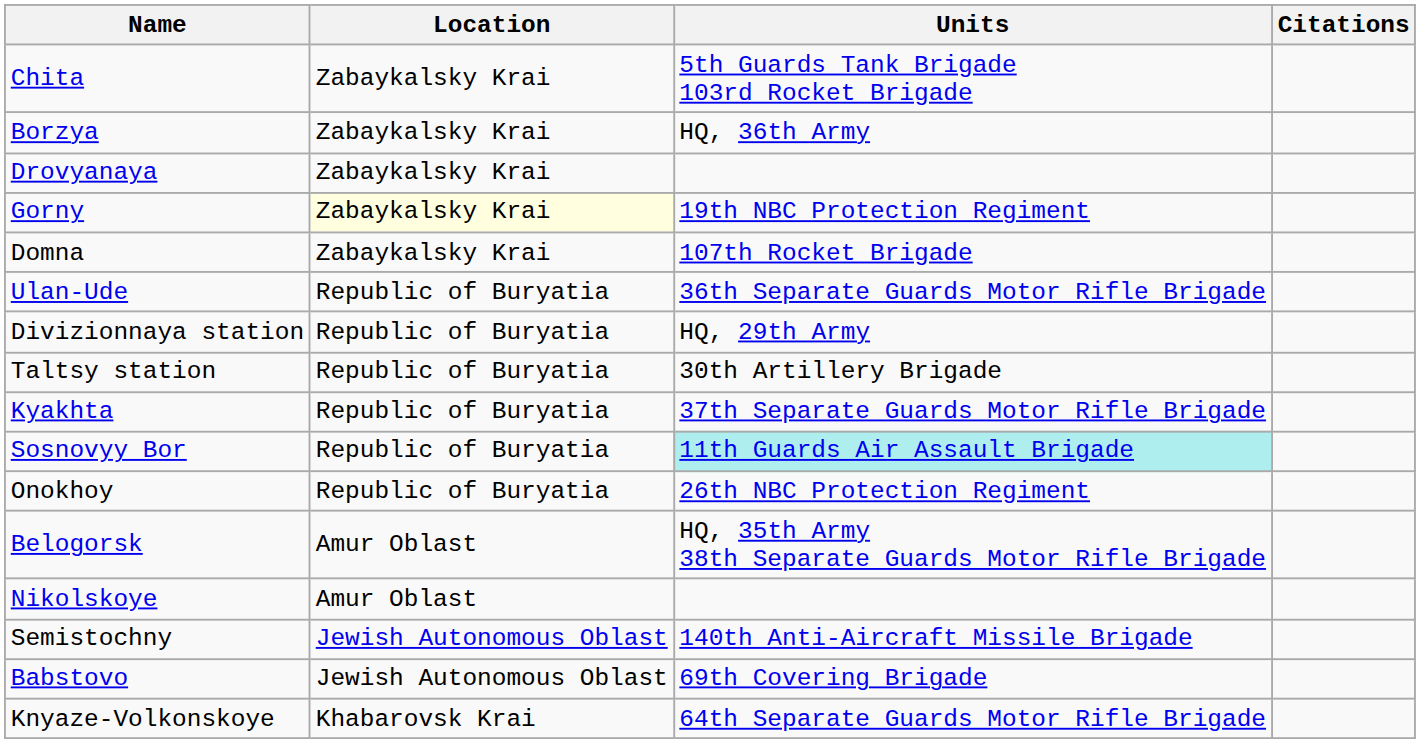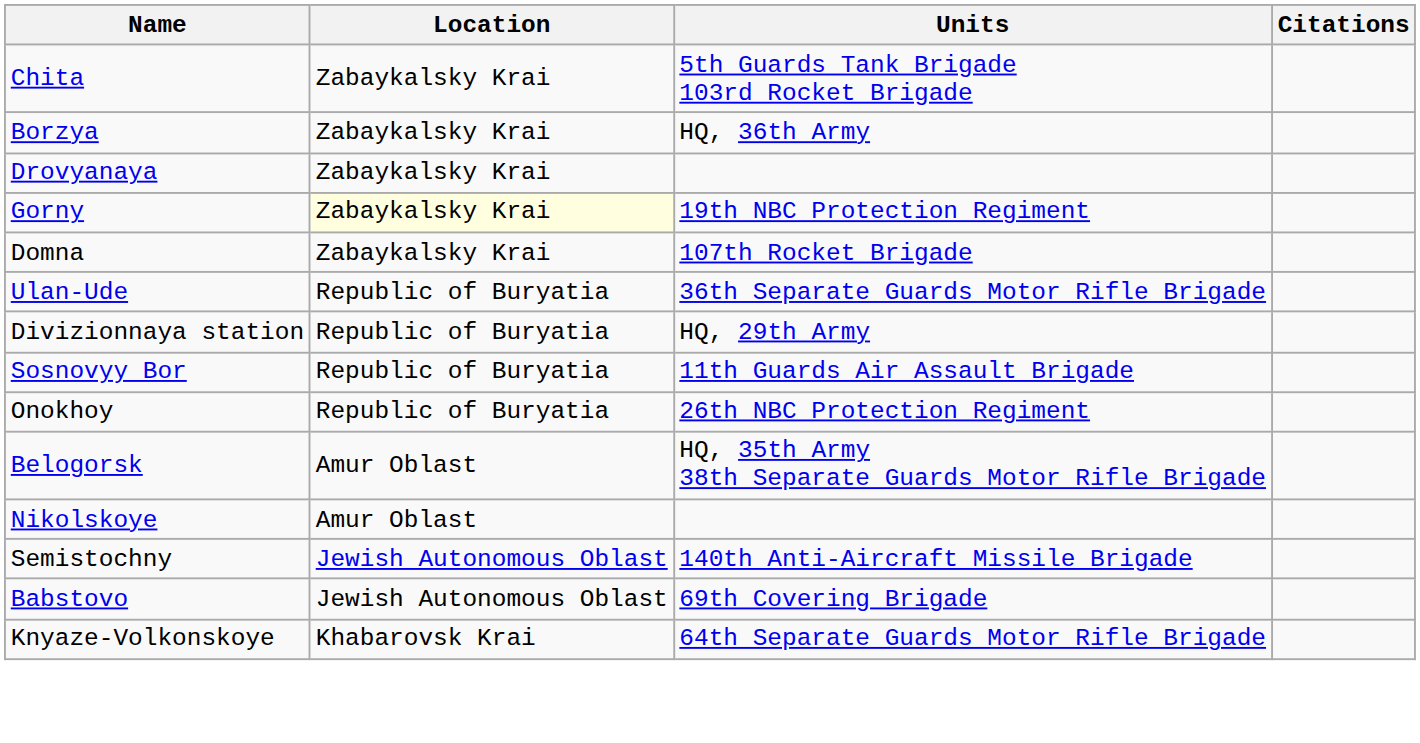- row: (113, 372)
- row: (62, 412)
(907, 451) paleturquoise background -> (907, 372) no background
